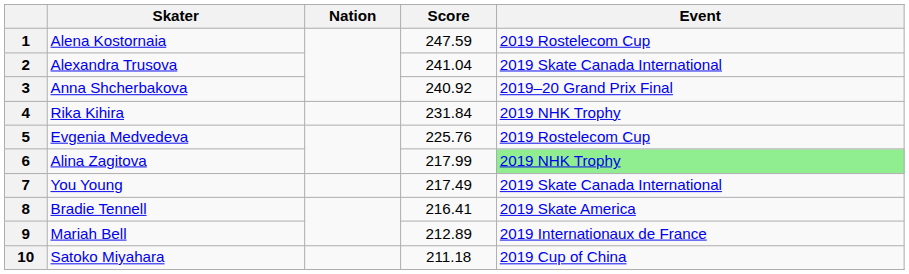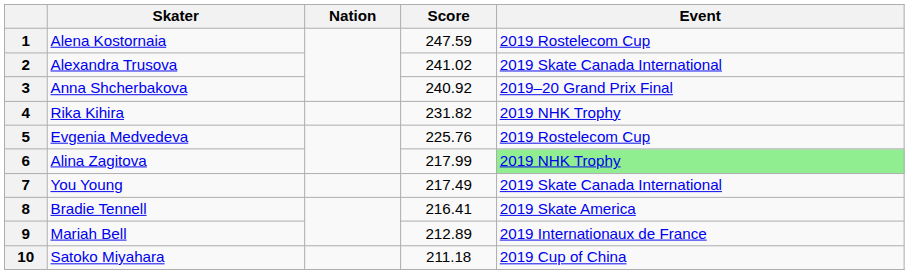(449, 64) 241.04 -> (449, 64) 241.02
(449, 112) 231.84 -> (449, 112) 231.82
